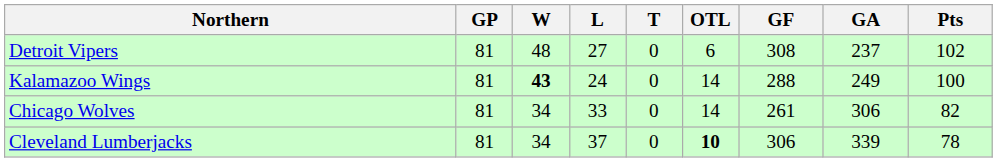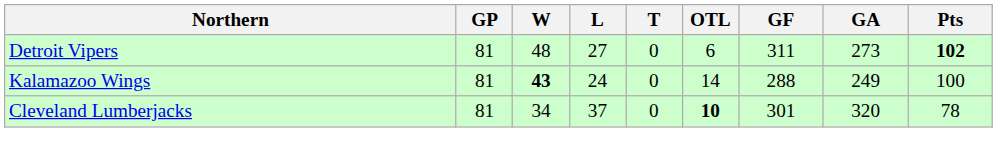(781, 50) 308 -> (781, 50) 311
(866, 50) 237 -> (866, 50) 273
(950, 50) normal -> (950, 50) bold
- row: (72, 111)
(781, 141) 306 -> (781, 111) 301
(866, 141) 339 -> (866, 111) 320
